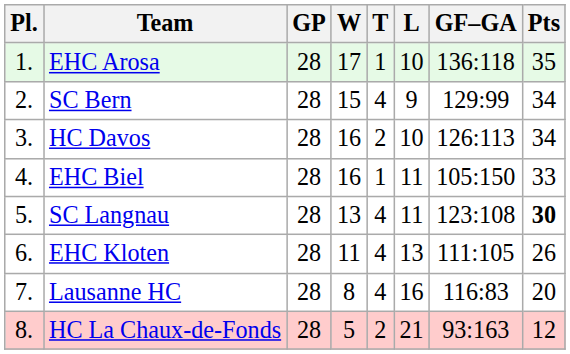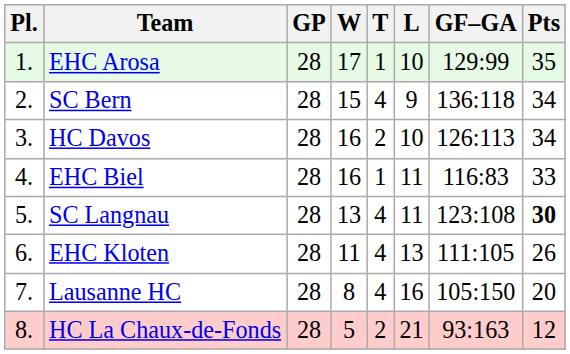(476, 61) 136:118 -> (476, 61) 129:99
(476, 100) 129:99 -> (476, 100) 136:118
(476, 176) 105:150 -> (476, 176) 116:83
(476, 291) 116:83 -> (476, 291) 105:150
